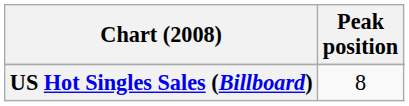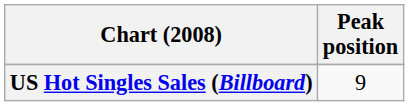(361, 82) 8 -> (361, 82) 9
